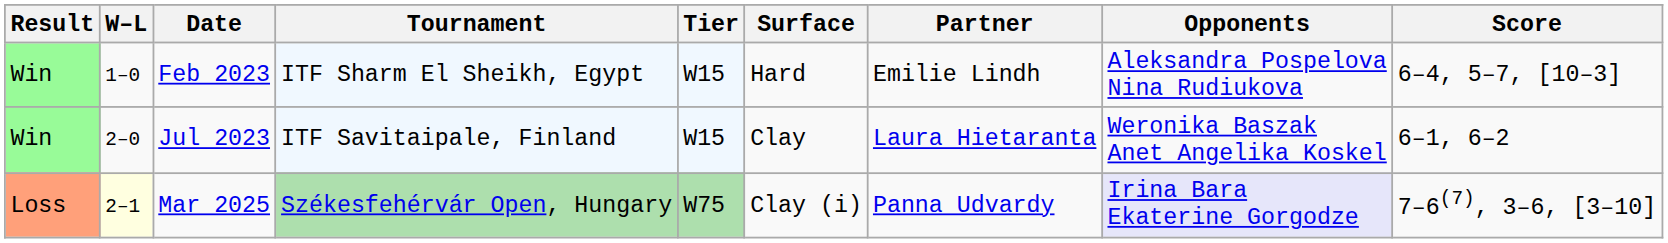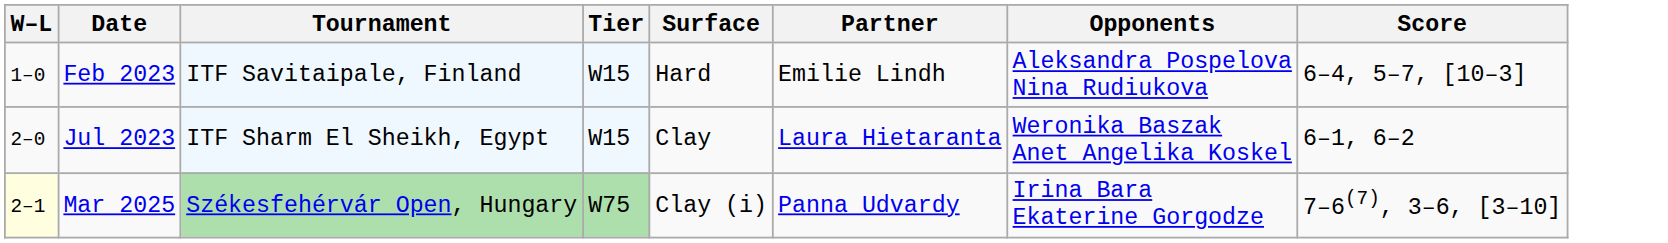- column: (52, 24)
(463, 75) ITF Sharm El Sheikh, Egypt -> (354, 75) ITF Savitaipale, Finland
(449, 140) ITF Savitaipale, Finland -> (368, 140) ITF Sharm El Sheikh, Egypt
(1233, 205) lavender background -> (1138, 205) no background
